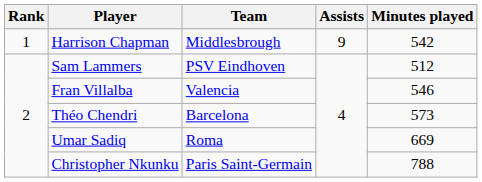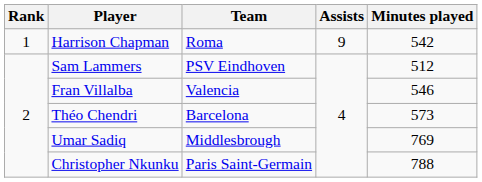(233, 41) Middlesbrough -> (204, 41) Roma
(204, 139) Roma -> (233, 139) Middlesbrough
(422, 139) 669 -> (422, 139) 769
